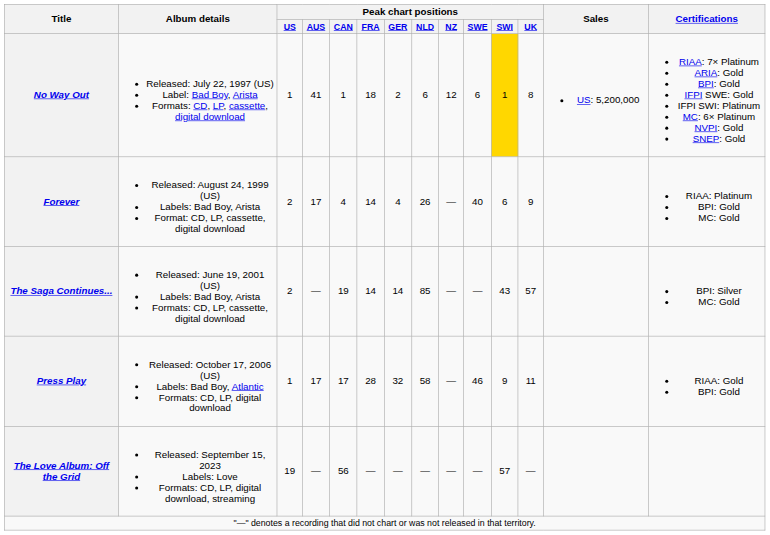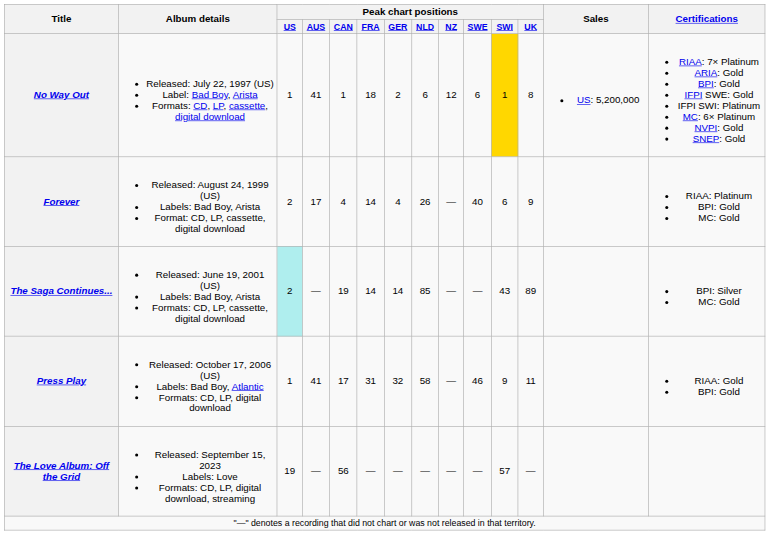(290, 291) no background -> (290, 291) paleturquoise background
(531, 291) 57 -> (531, 291) 89
(316, 381) 17 -> (316, 381) 41
(371, 381) 28 -> (371, 381) 31
